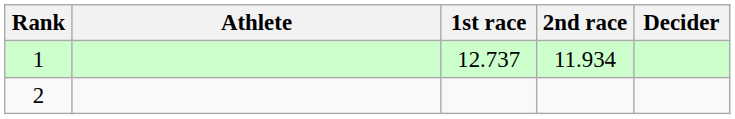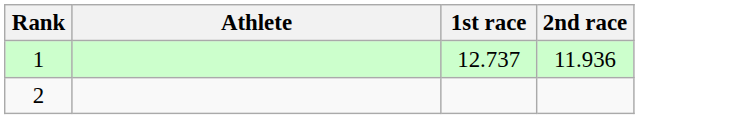- column: (681, 22)
(585, 58) 11.934 -> (585, 58) 11.936
